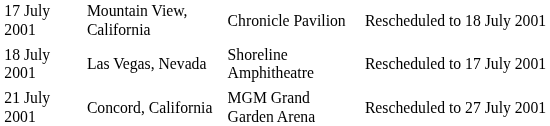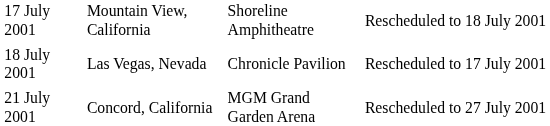(287, 20) Chronicle Pavilion -> (271, 20) Shoreline Amphitheatre
(271, 63) Shoreline Amphitheatre -> (287, 63) Chronicle Pavilion
